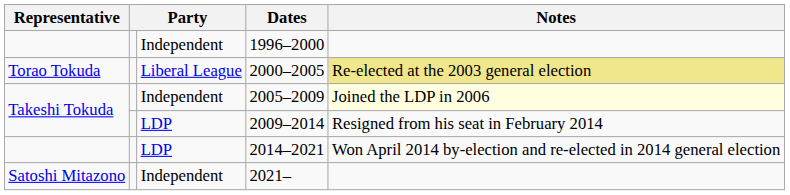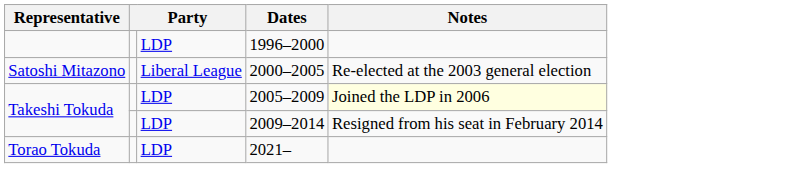(182, 44) Independent -> (156, 44) LDP
(54, 70) Torao Tokuda -> (67, 70) Satoshi Mitazono
(462, 70) khaki background -> (462, 70) no background
(182, 96) Independent -> (156, 96) LDP
- row: (287, 149)
(67, 176) Satoshi Mitazono -> (54, 149) Torao Tokuda
(182, 176) Independent -> (156, 149) LDP
